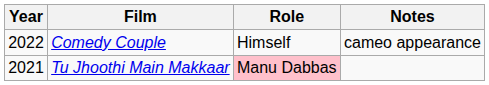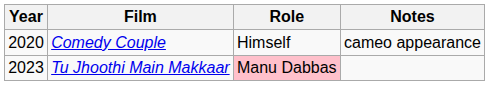(26, 42) 2022 -> (26, 42) 2020
(26, 67) 2021 -> (26, 67) 2023
